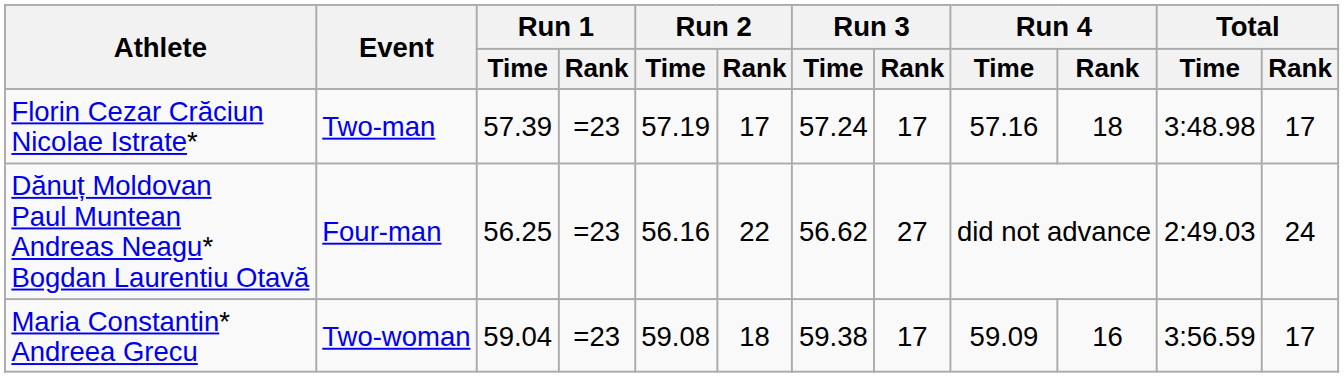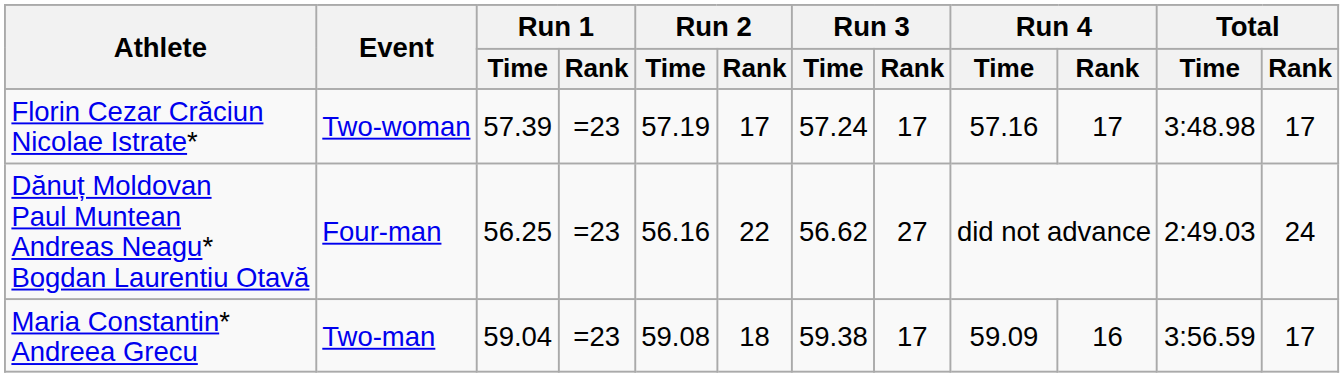(379, 127) Two-man -> (396, 127) Two-woman
(1107, 127) 18 -> (1107, 127) 17
(396, 336) Two-woman -> (379, 336) Two-man
